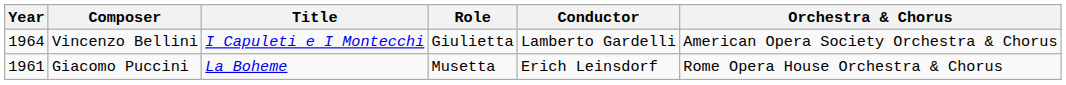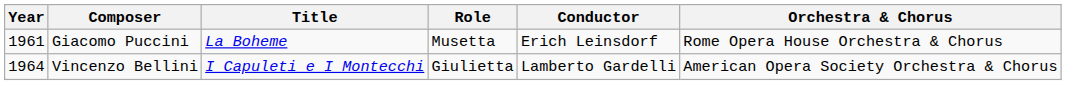rows swapped: (120, 67) <-> (125, 42)
